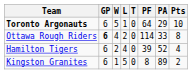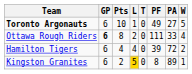columns swapped: (116, 11) <-> (178, 11)
(147, 24) 64 -> (156, 24) 49
(163, 24) 29 -> (172, 24) 27
(147, 37) 114 -> (156, 37) 111
(163, 50) 52 -> (172, 50) 72
(125, 62) no background -> (134, 62) gold background
